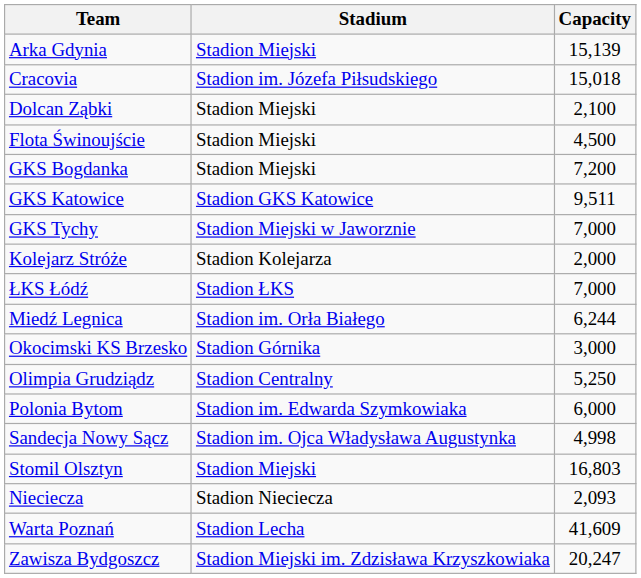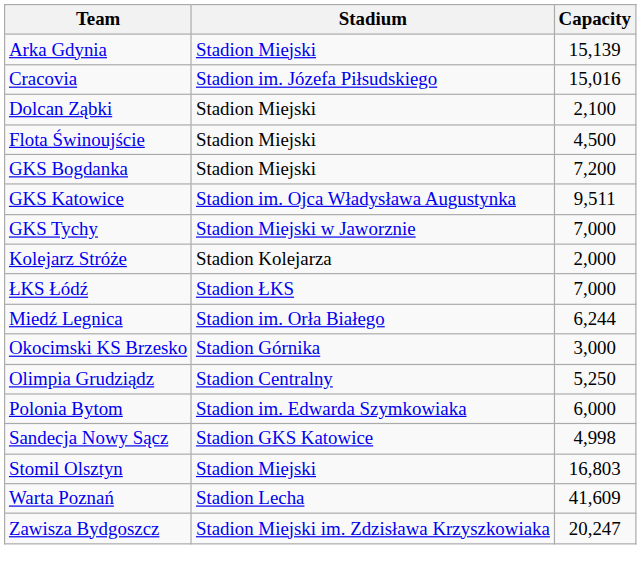(595, 79) 15,018 -> (595, 79) 15,016
(285, 199) Stadion GKS Katowice -> (356, 199) Stadion im. Ojca Władysława Augustynka
(356, 438) Stadion im. Ojca Władysława Augustynka -> (285, 438) Stadion GKS Katowice
- row: (46, 498)
